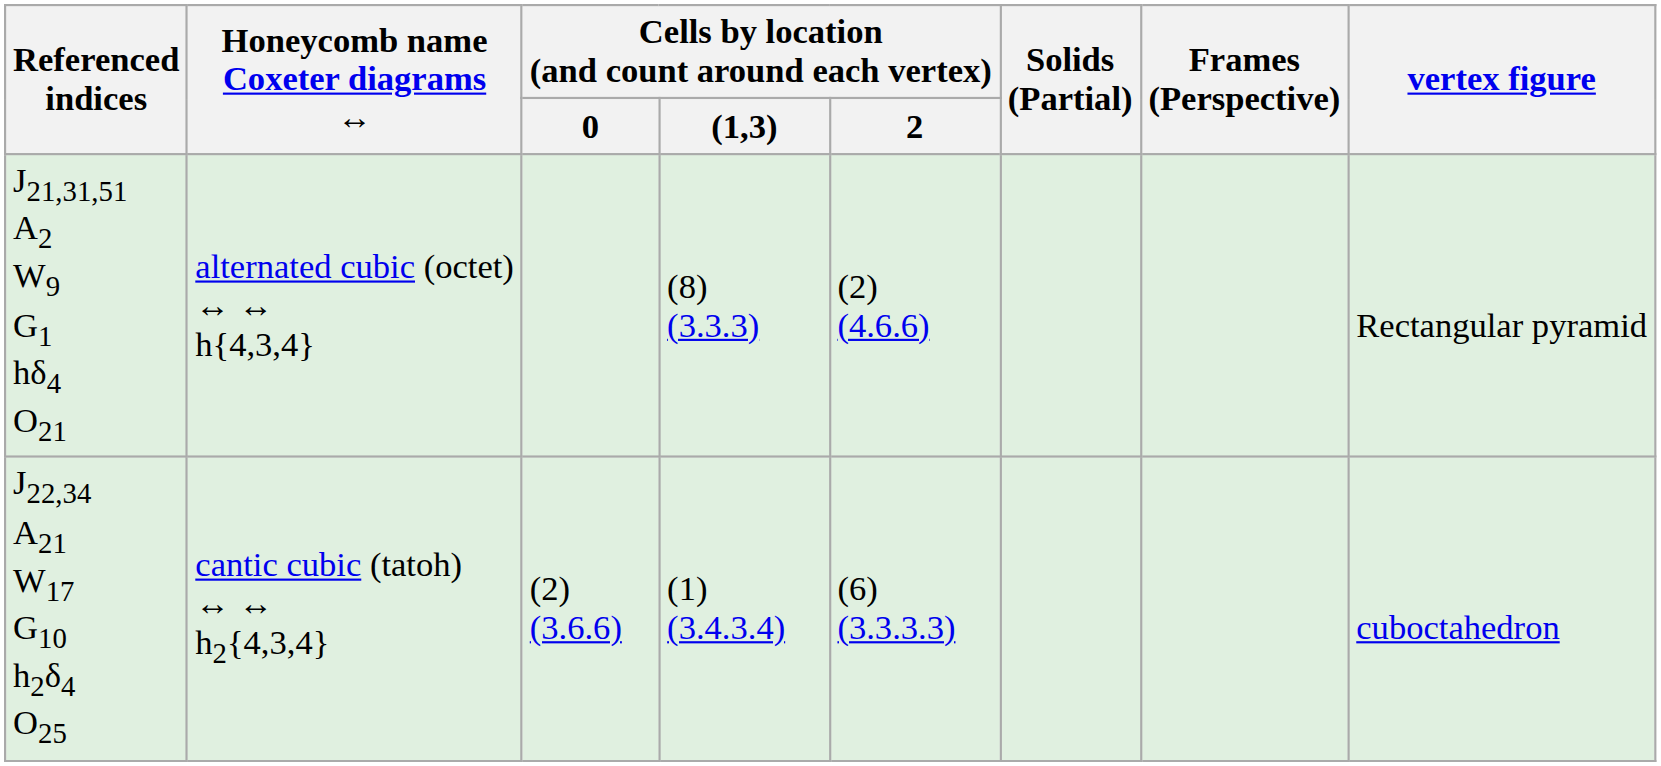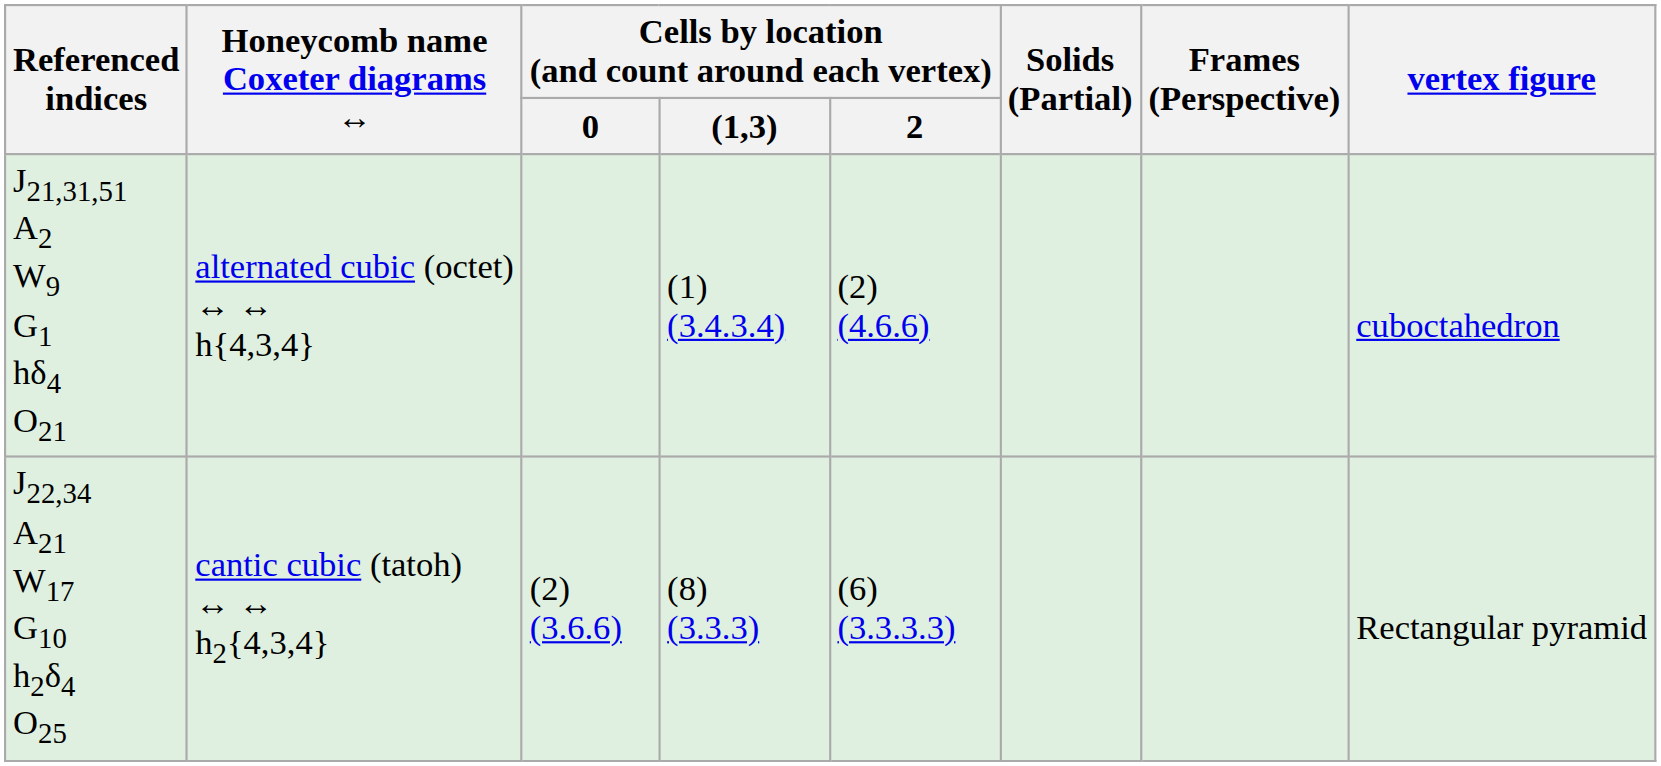(713, 304) (8) (3.3.3) -> (726, 304) (1) (3.4.3.4)
(1502, 324) Rectangular pyramid -> (1458, 324) cuboctahedron
(726, 608) (1) (3.4.3.4) -> (713, 608) (8) (3.3.3)
(1458, 627) cuboctahedron -> (1502, 627) Rectangular pyramid
